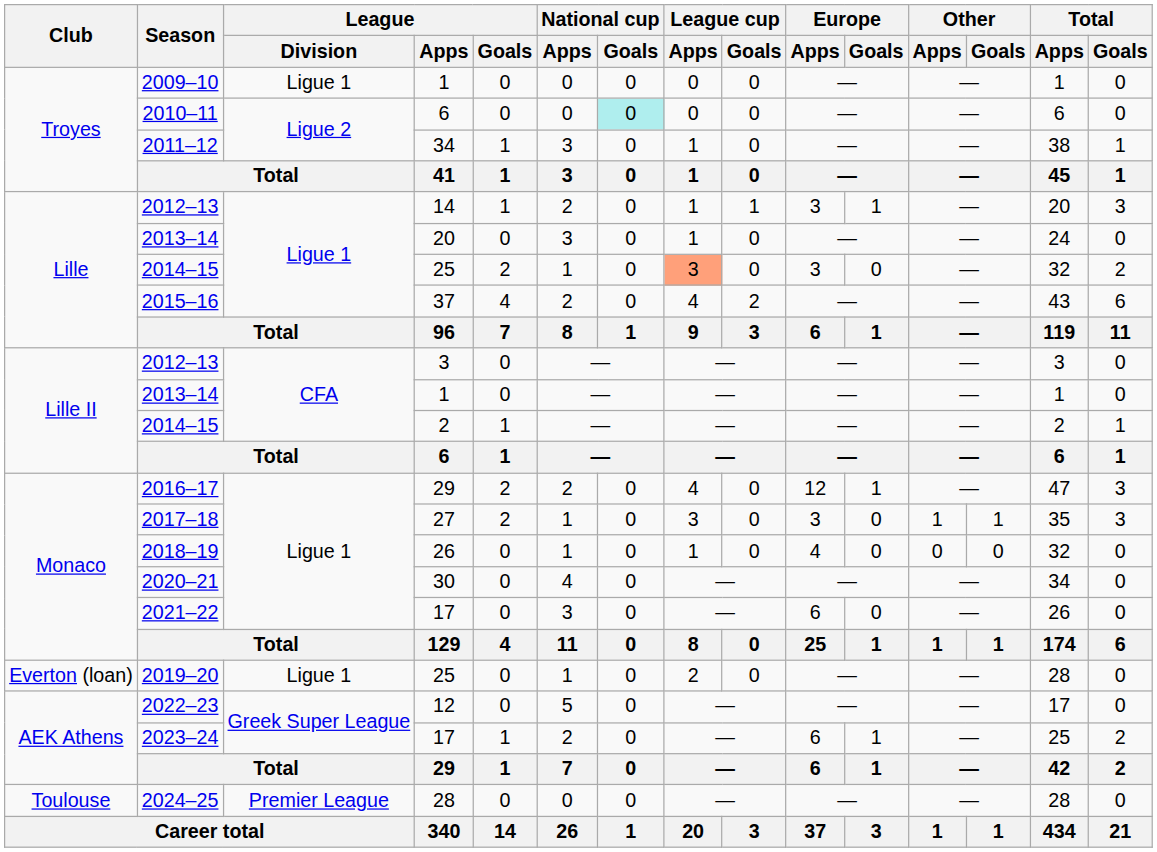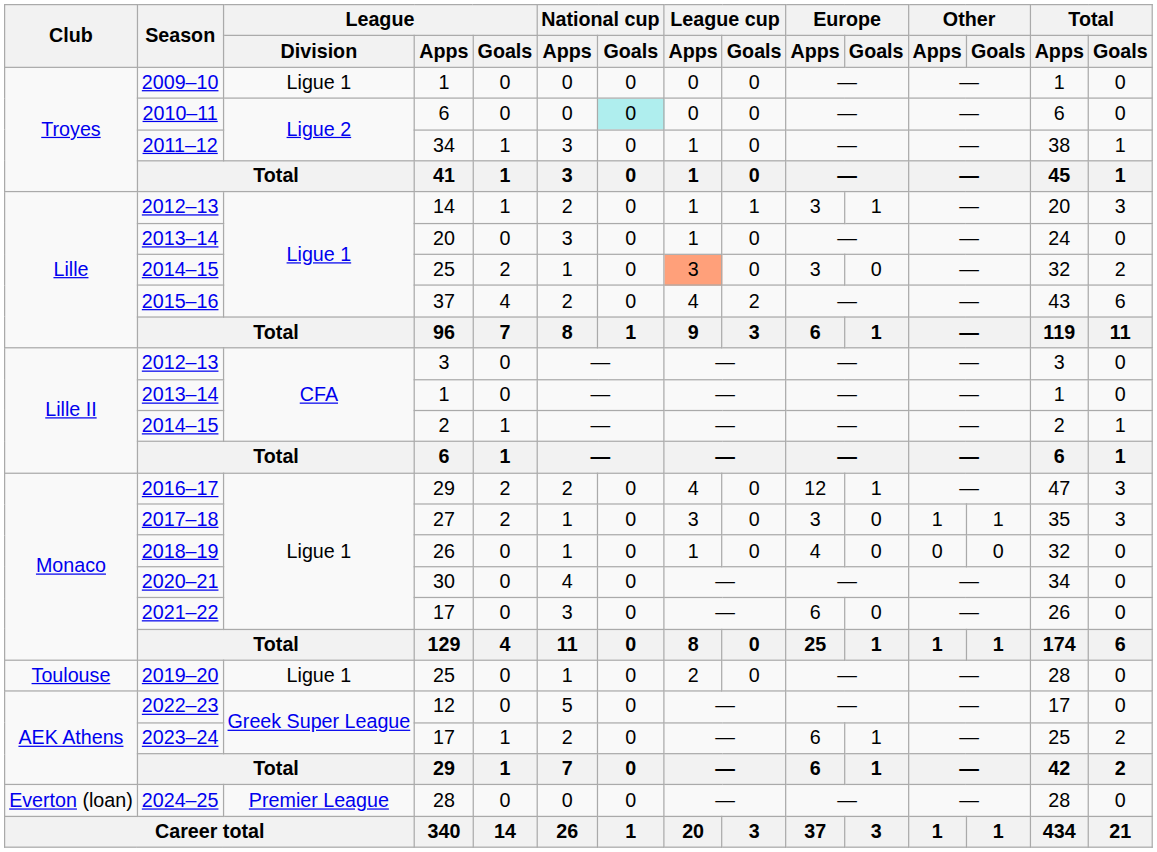(71, 675) Everton (loan) -> (71, 675) Toulouse
(71, 800) Toulouse -> (71, 800) Everton (loan)
